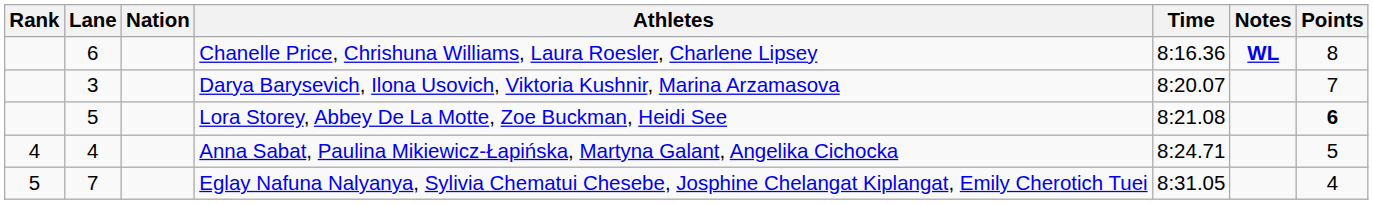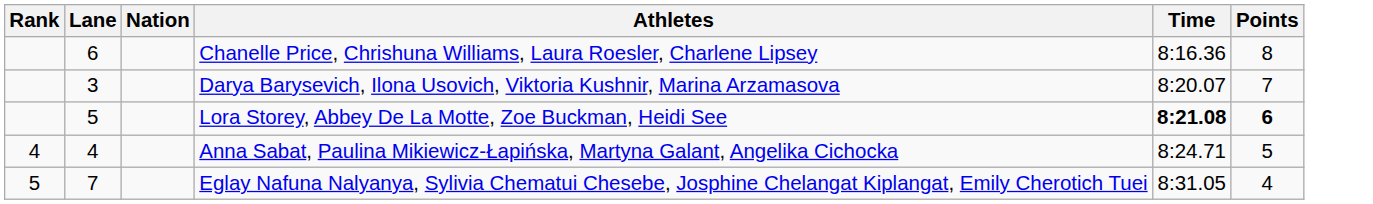- column: (1263, 20)
(1191, 118) normal -> (1192, 118) bold
